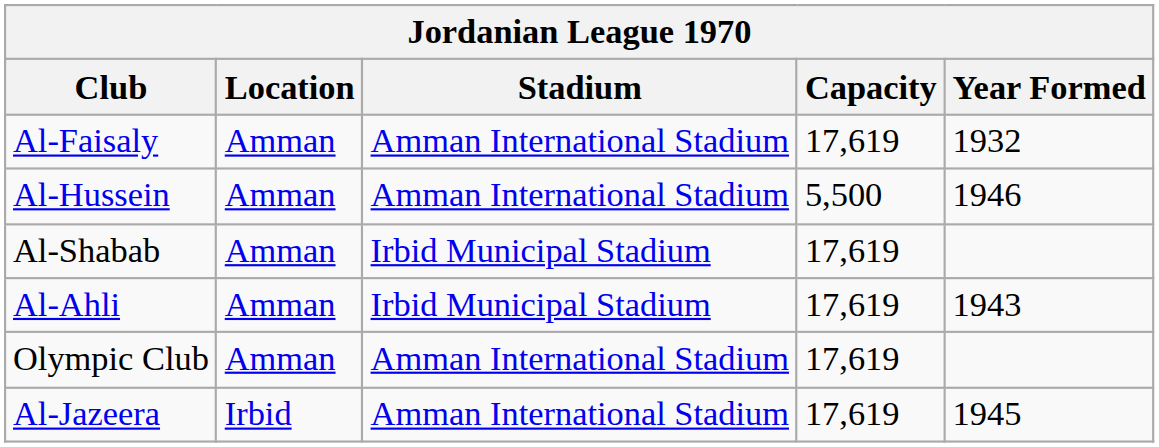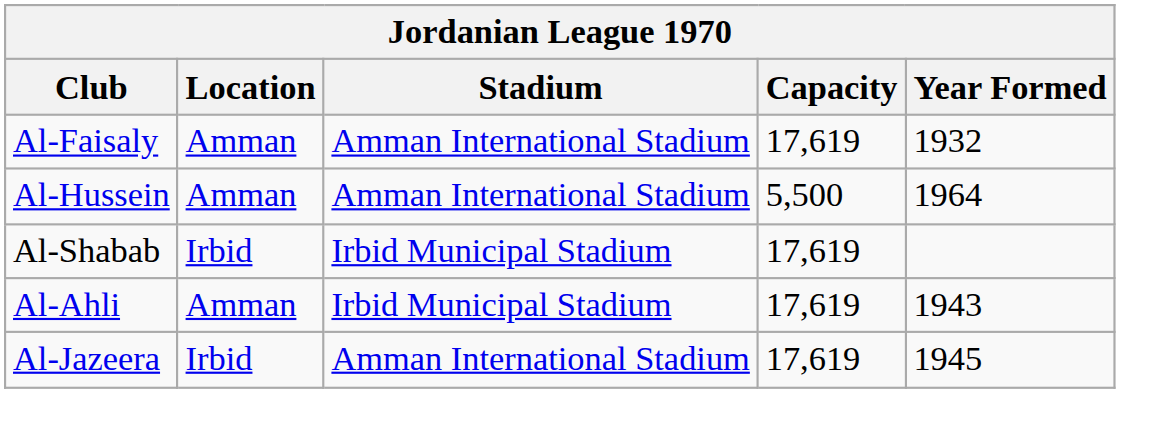(987, 195) 1946 -> (948, 195) 1964
(280, 250) Amman -> (219, 250) Irbid
- row: (111, 359)
